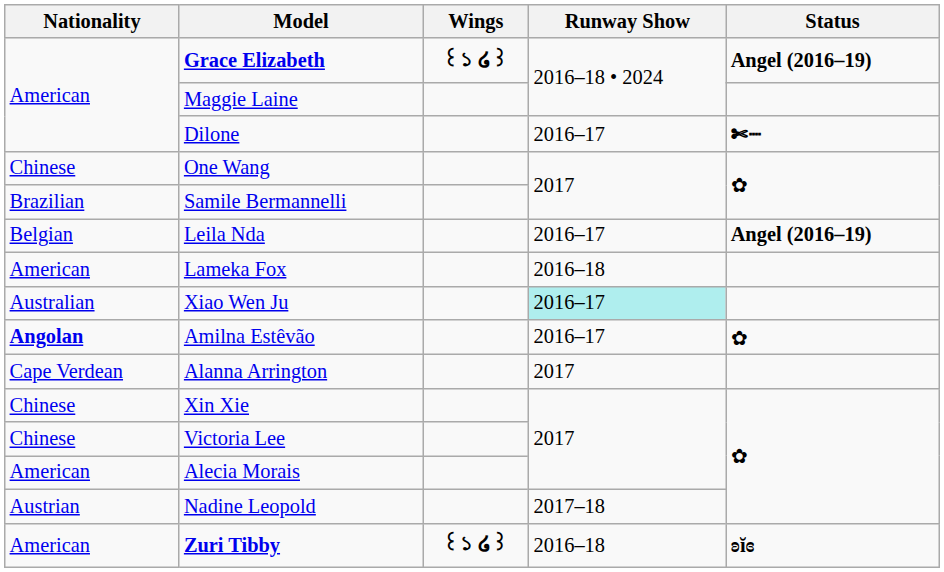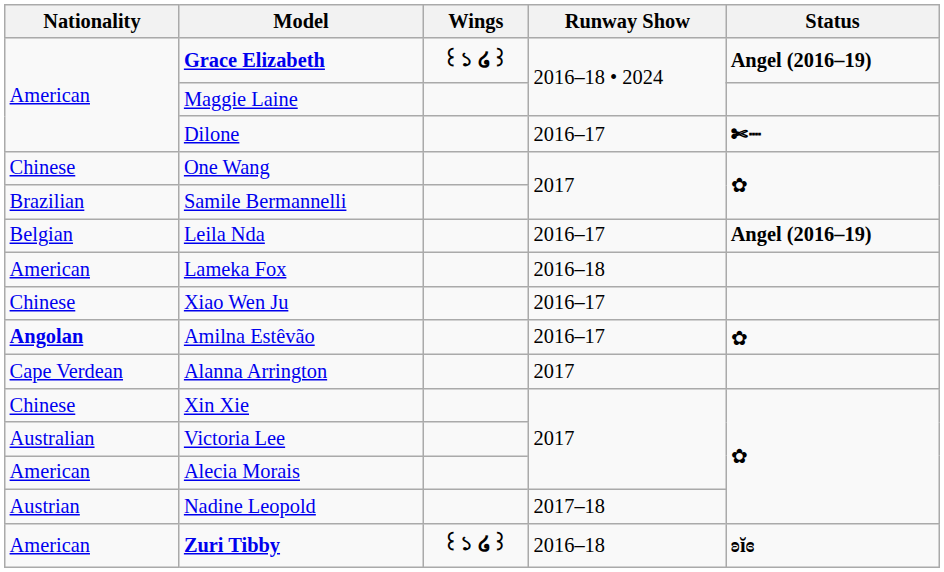(52, 302) Australian -> (42, 302) Chinese
(569, 302) paleturquoise background -> (569, 302) no background
(42, 438) Chinese -> (52, 438) Australian
